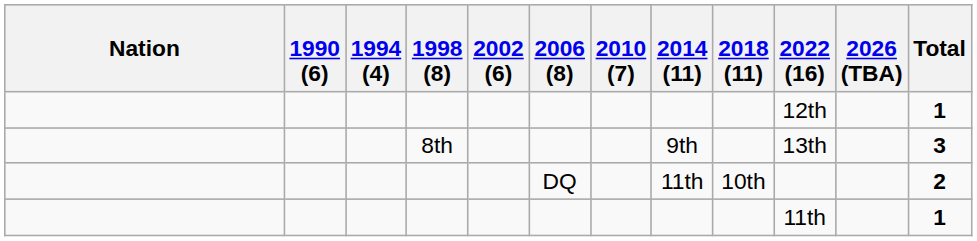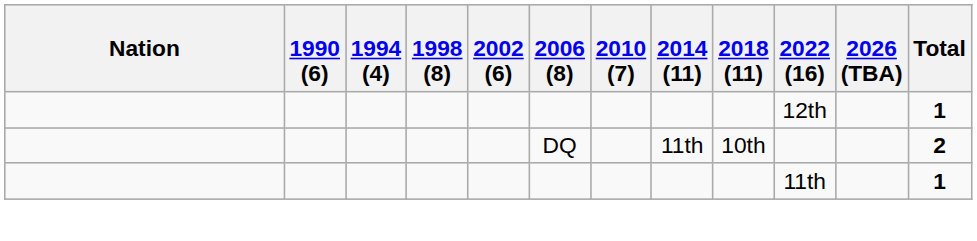- row: (144, 146)
